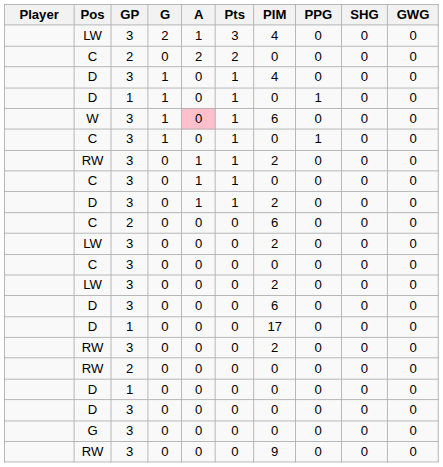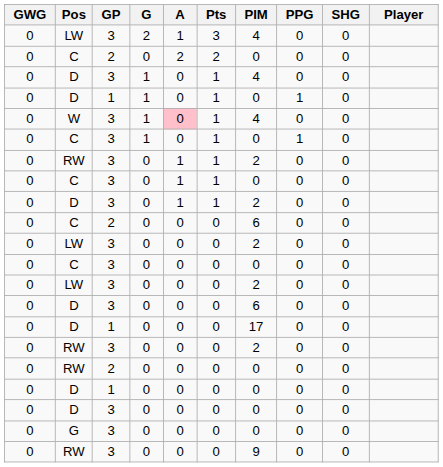columns swapped: (39, 14) <-> (413, 14)
(275, 118) 6 -> (256, 118) 4
